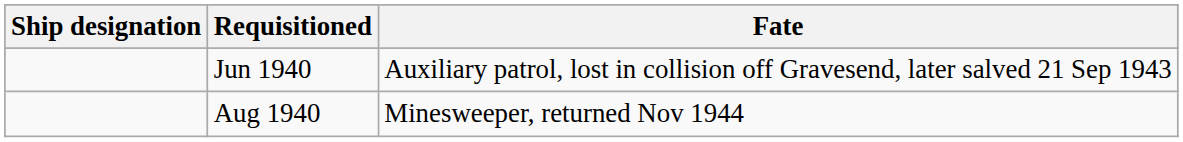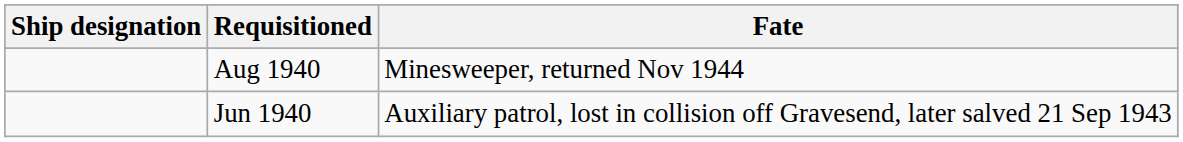rows swapped: (267, 112) <-> (263, 69)
